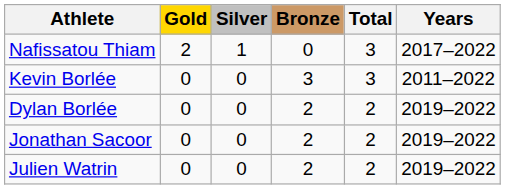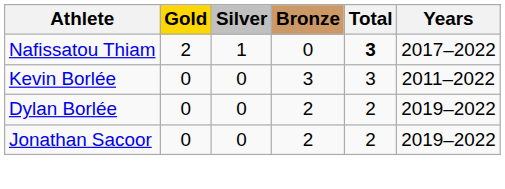(371, 49) normal -> (371, 49) bold
- row: (63, 169)
